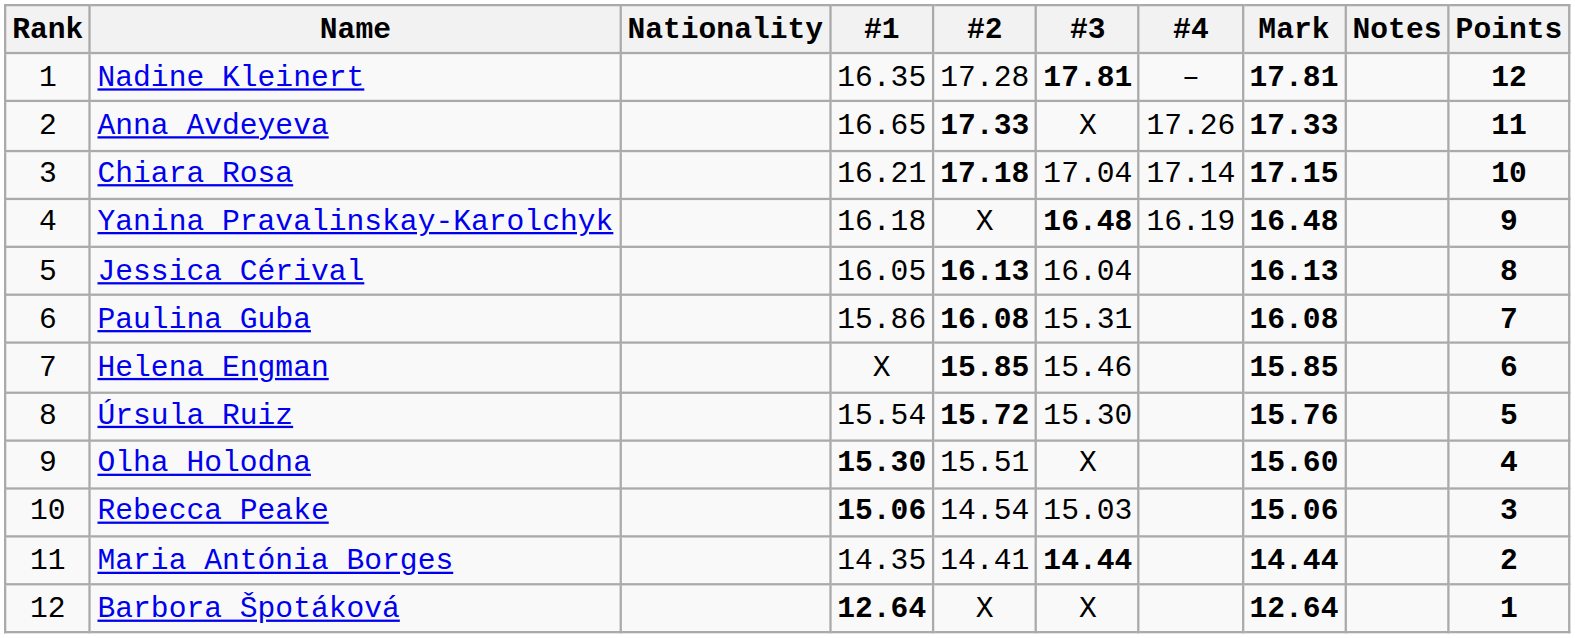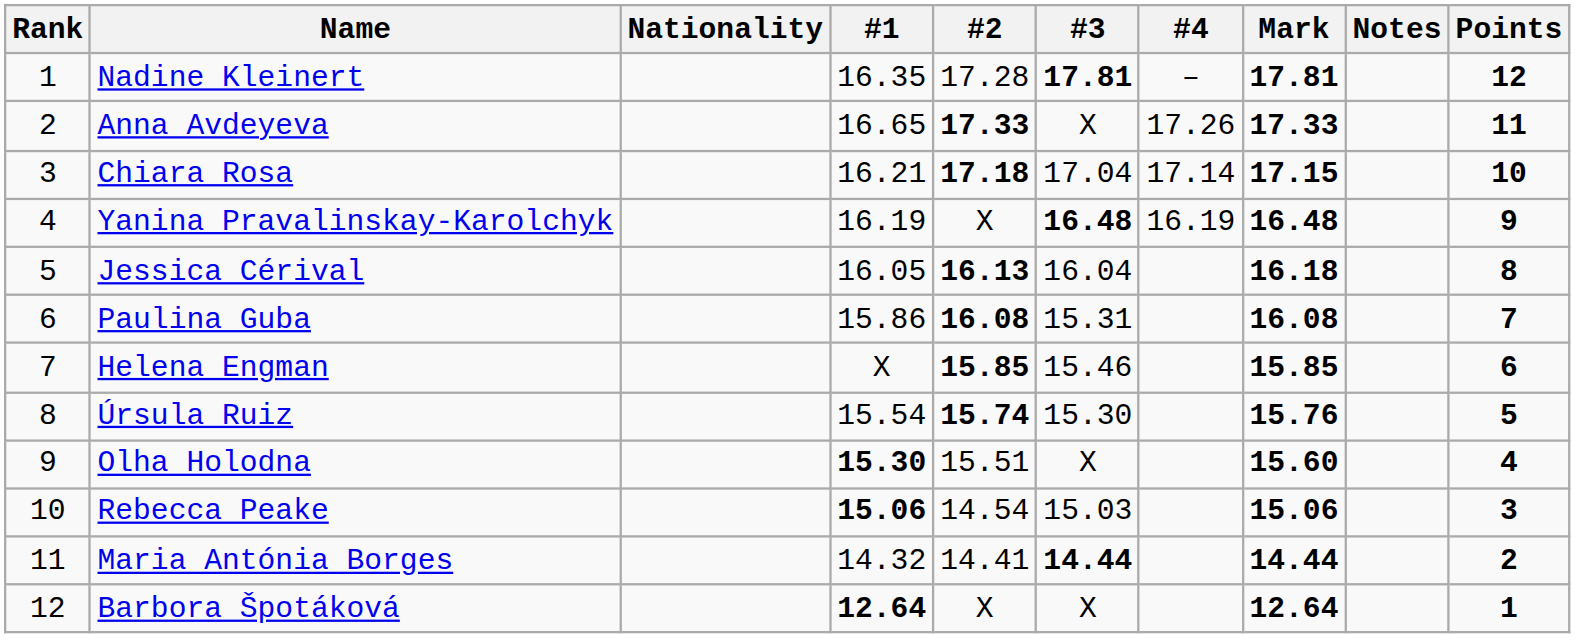(882, 223) 16.18 -> (882, 223) 16.19
(1294, 271) 16.13 -> (1294, 271) 16.18
(985, 416) 15.72 -> (985, 416) 15.74
(882, 561) 14.35 -> (882, 561) 14.32
